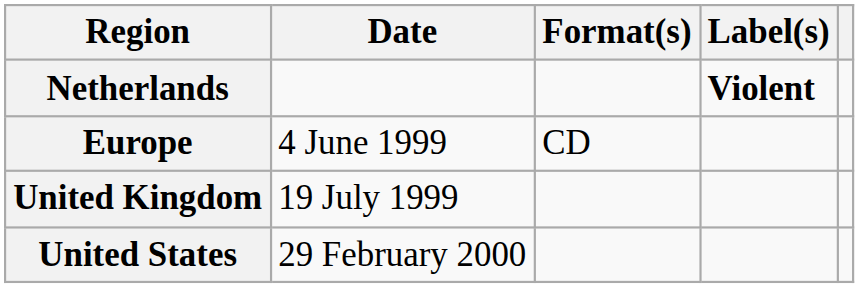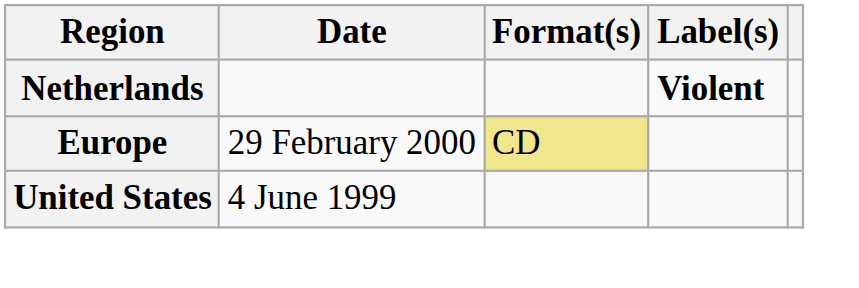(363, 142) 4 June 1999 -> (352, 142) 29 February 2000
(567, 142) no background -> (516, 142) khaki background
- row: (138, 198)
(402, 253) 29 February 2000 -> (312, 198) 4 June 1999
